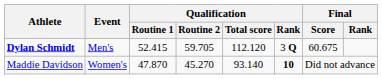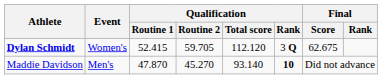(101, 47) Men's -> (107, 47) Women's
(323, 47) 60.675 -> (323, 47) 62.675
(107, 65) Women's -> (101, 65) Men's
